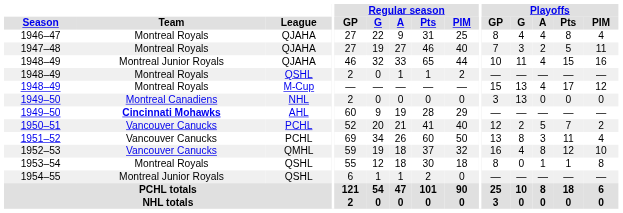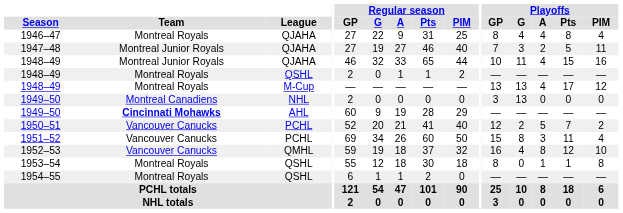(171, 48) Montreal Royals -> (171, 48) Montreal Junior Royals
(496, 87) 15 -> (496, 87) 13
(496, 138) 13 -> (496, 138) 15
(171, 176) Montreal Junior Royals -> (171, 176) Montreal Royals
